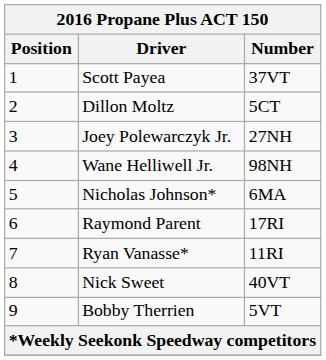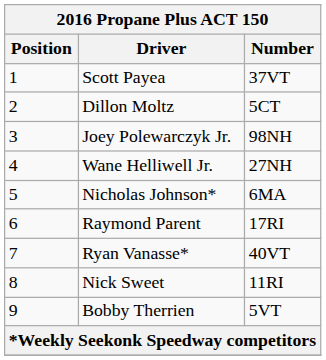(270, 136) 27NH -> (270, 136) 98NH
(270, 165) 98NH -> (270, 165) 27NH
(266, 253) 11RI -> (269, 253) 40VT
(269, 282) 40VT -> (266, 282) 11RI
